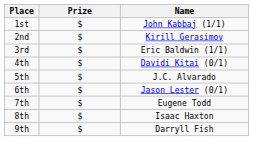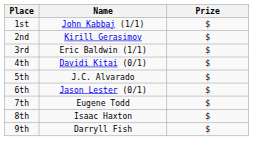columns swapped: (184, 11) <-> (80, 11)
